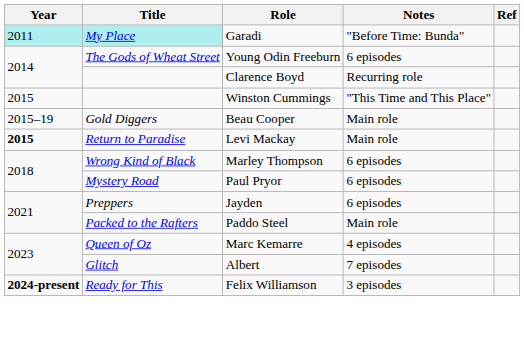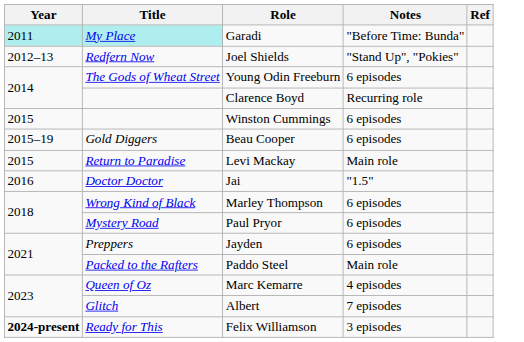+ row: (257, 56)
(419, 98) "This Time and This Place" -> (374, 118) 6 episodes
(372, 118) Main role -> (374, 139) 6 episodes
(21, 139) bold -> (21, 160) normal
+ row: (233, 181)
